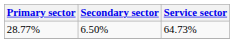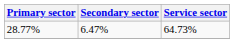(94, 30) 6.50% -> (94, 30) 6.47%
